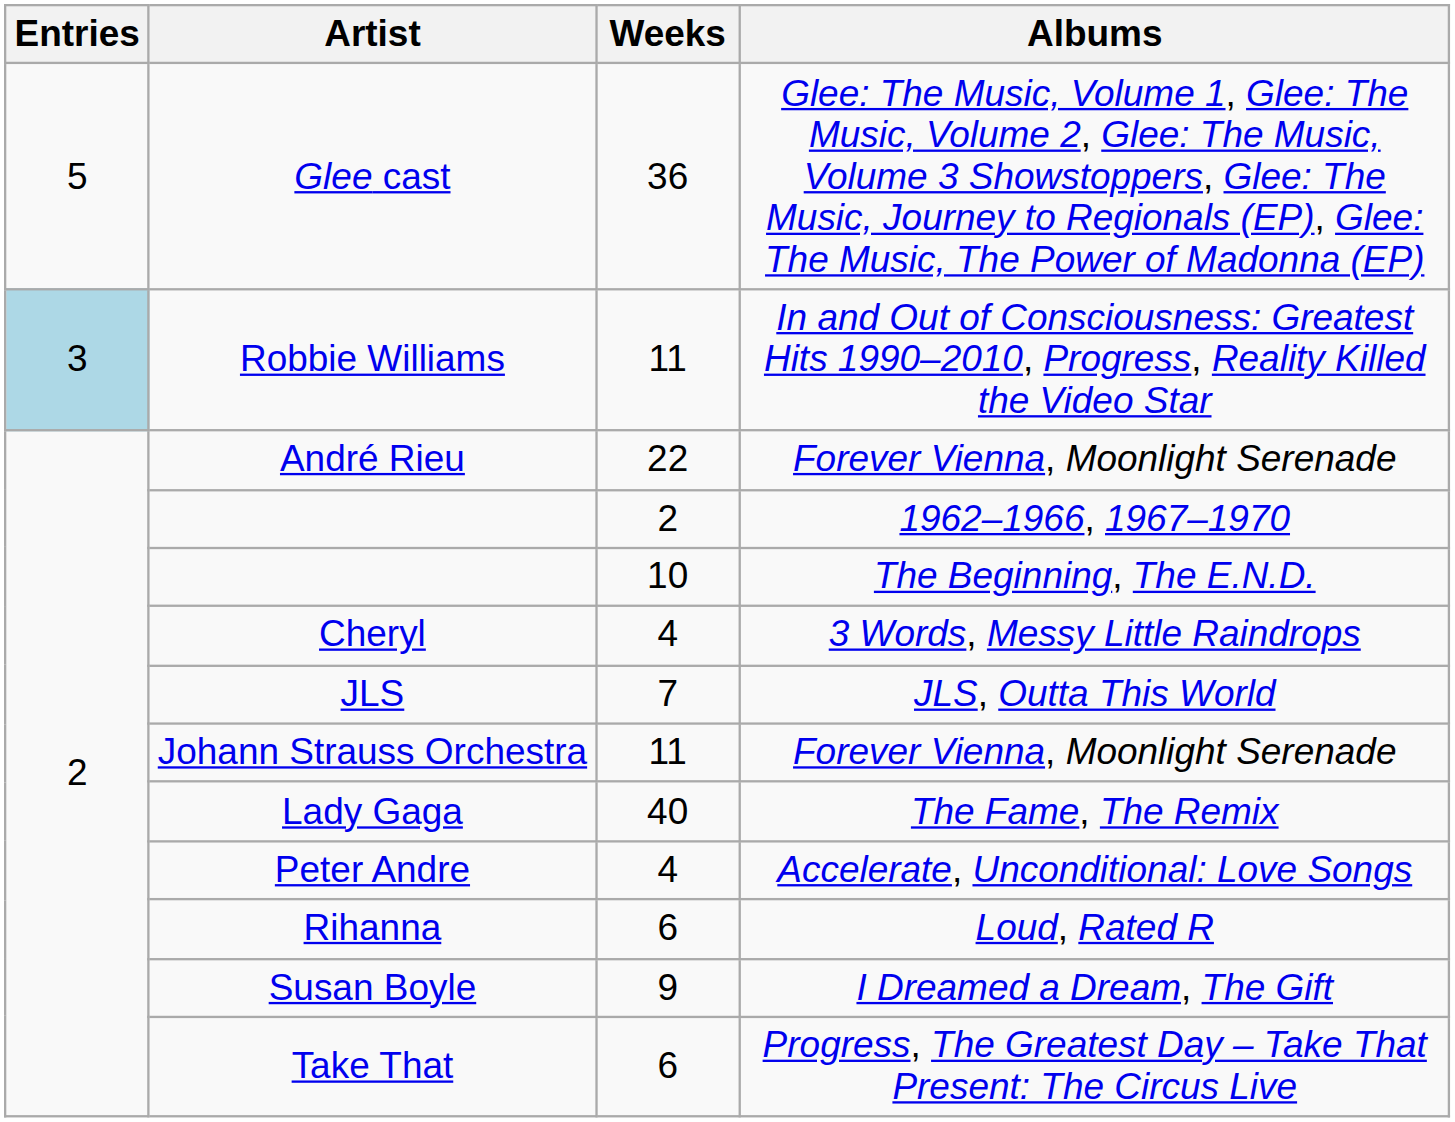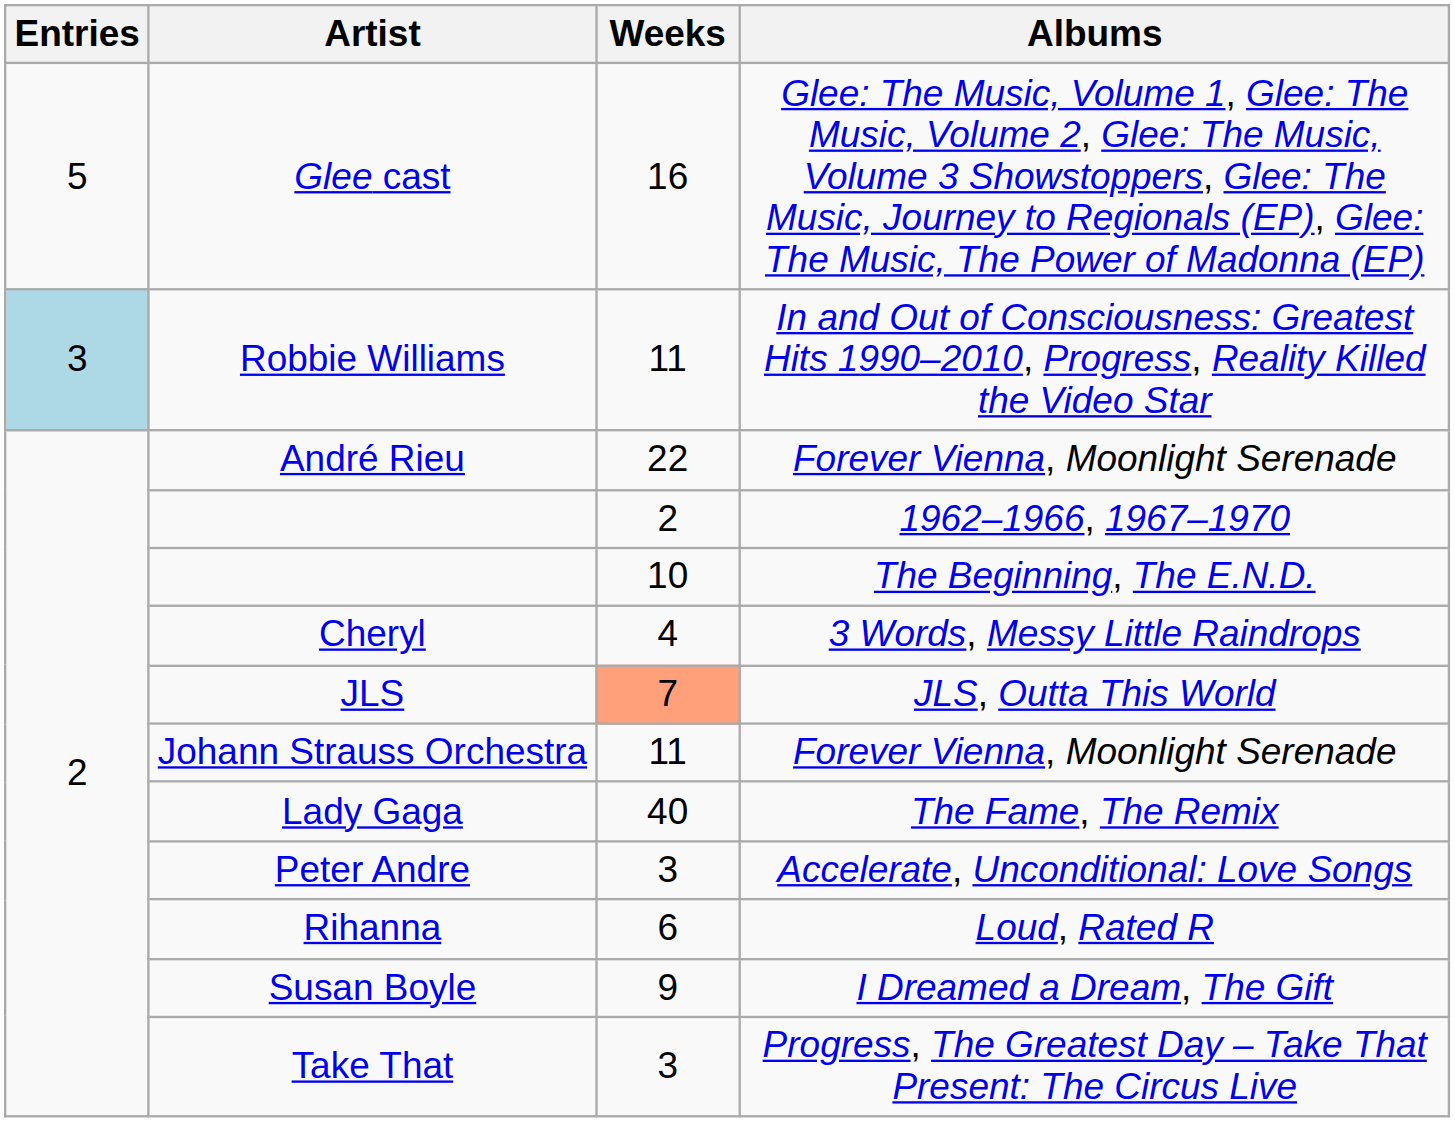(668, 175) 36 -> (668, 175) 16
(668, 693) no background -> (668, 693) lightsalmon background
(668, 869) 4 -> (668, 869) 3
(668, 1066) 6 -> (668, 1066) 3
